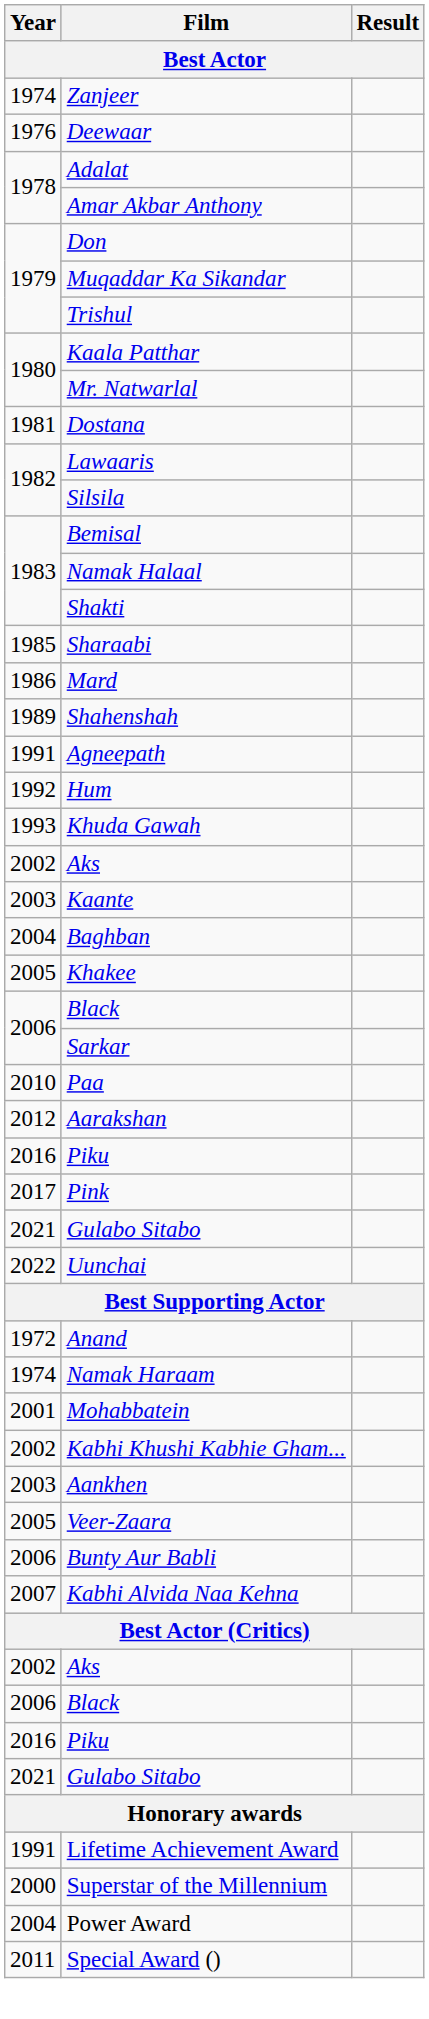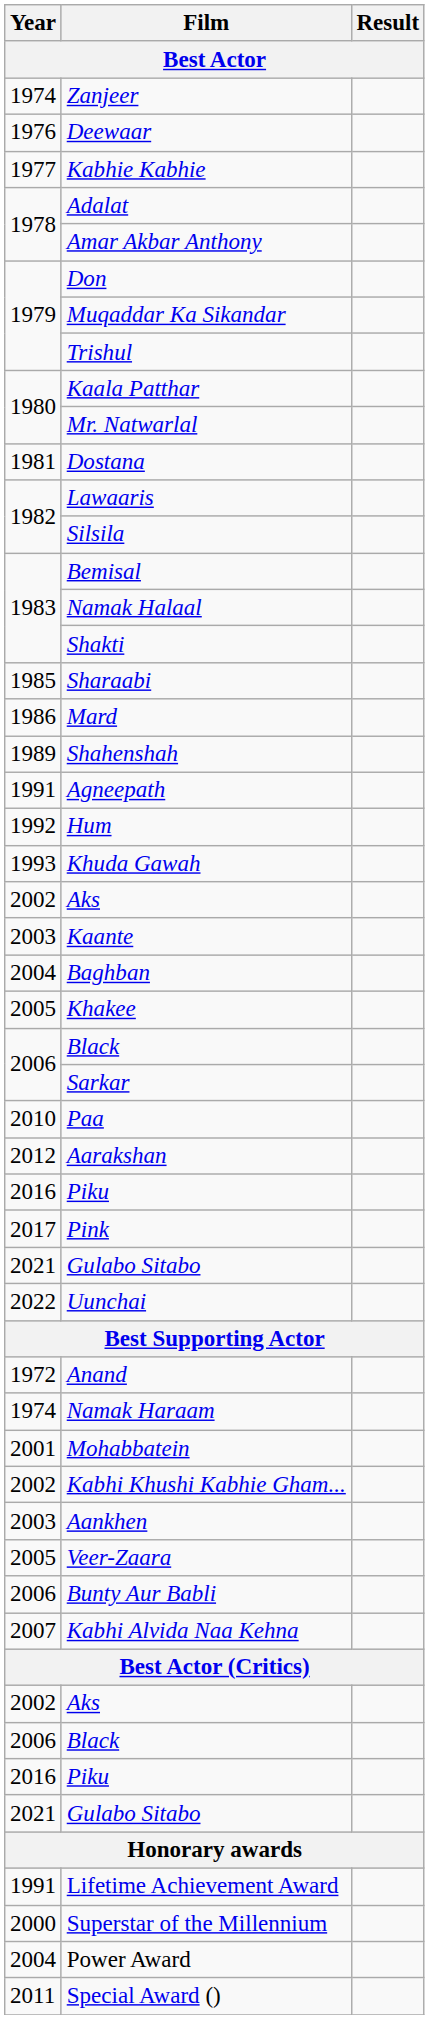+ row: (33, 168)
